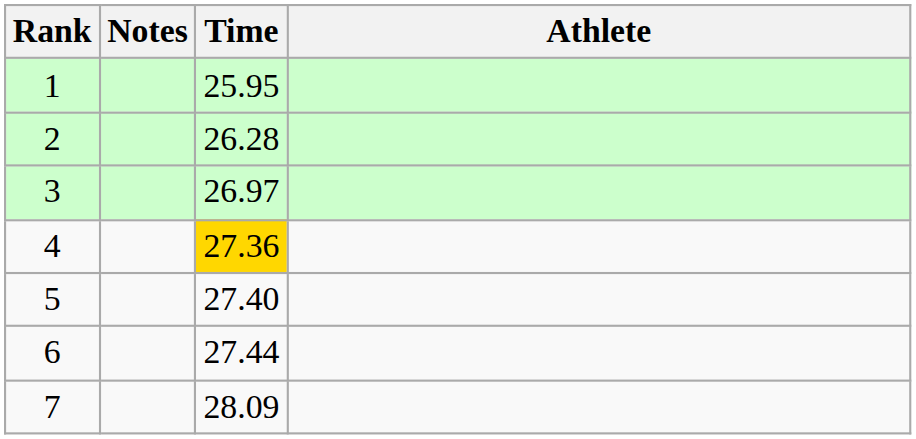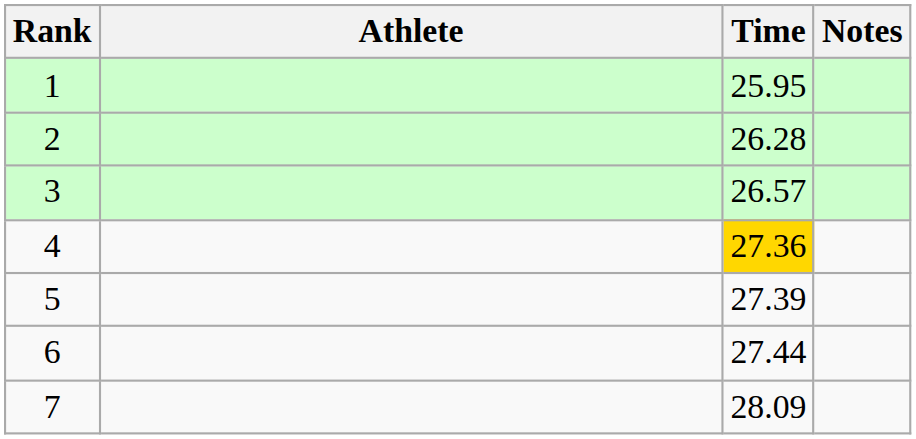columns swapped: (599, 31) <-> (148, 31)
(241, 191) 26.97 -> (768, 191) 26.57
(241, 298) 27.40 -> (768, 298) 27.39
